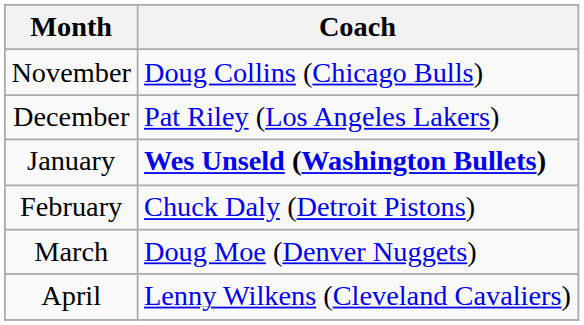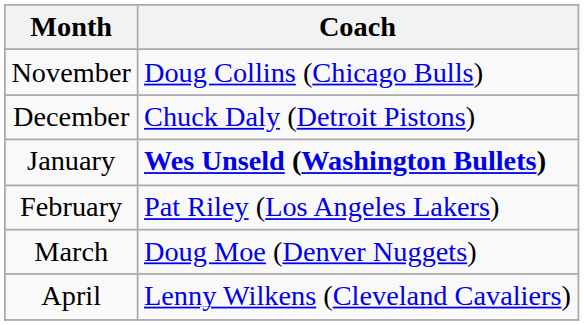(322, 116) Pat Riley (Los Angeles Lakers) -> (310, 116) Chuck Daly (Detroit Pistons)
(310, 206) Chuck Daly (Detroit Pistons) -> (322, 206) Pat Riley (Los Angeles Lakers)
